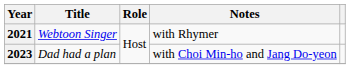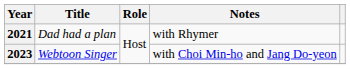(77, 34) Webtoon Singer -> (77, 34) Dad had a plan
(77, 53) Dad had a plan -> (77, 53) Webtoon Singer
